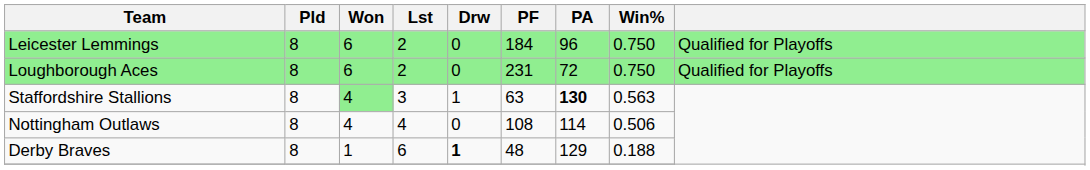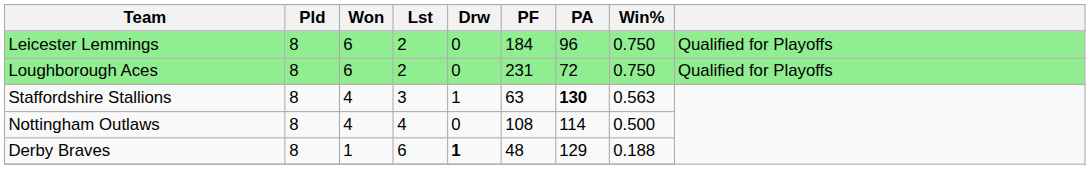(348, 97) lightgreen background -> (348, 97) no background
(634, 124) 0.506 -> (634, 124) 0.500
